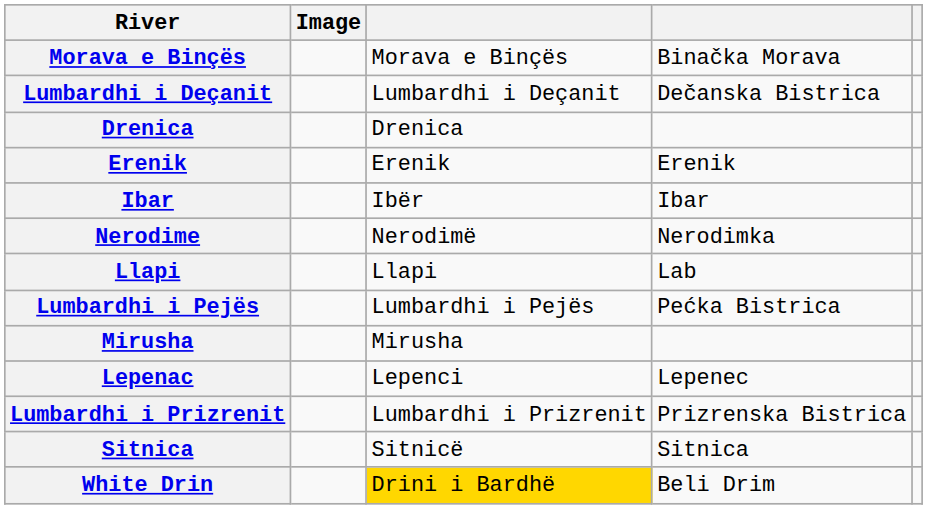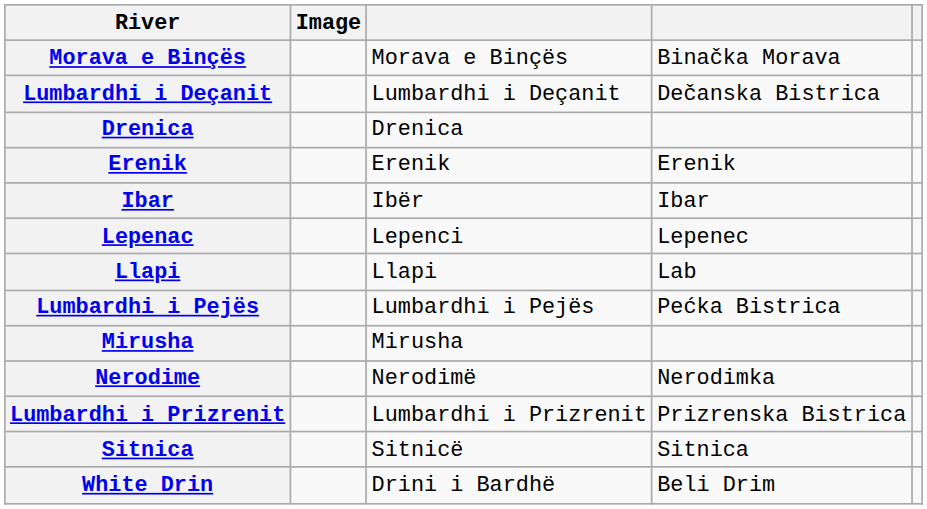rows swapped: (148, 379) <-> (148, 236)
(463, 485) gold background -> (463, 485) no background
